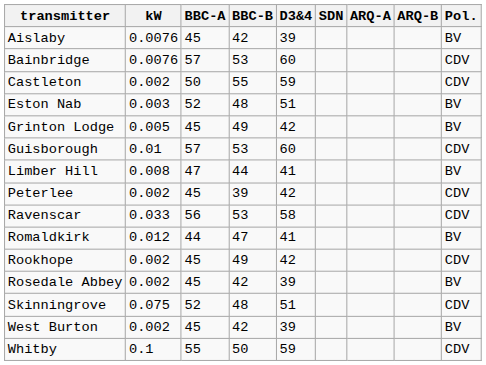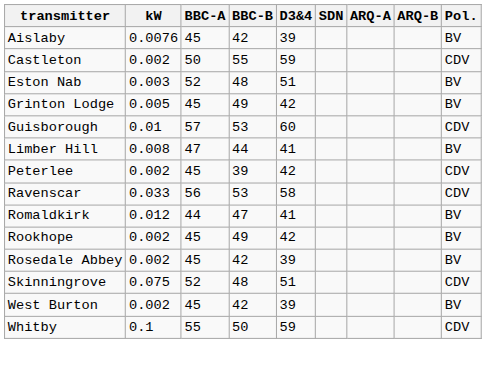- row: (49, 60)
(457, 260) CDV -> (453, 238) BV
